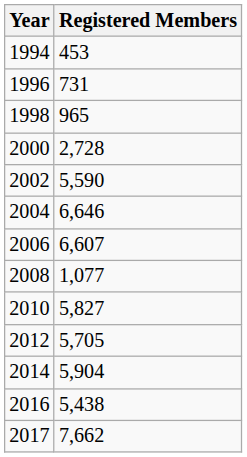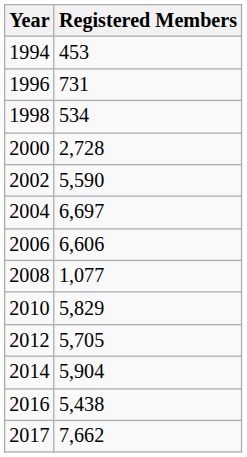(74, 116) 965 -> (74, 116) 534
(82, 212) 6,646 -> (82, 212) 6,697
(82, 244) 6,607 -> (82, 244) 6,606
(82, 308) 5,827 -> (82, 308) 5,829
